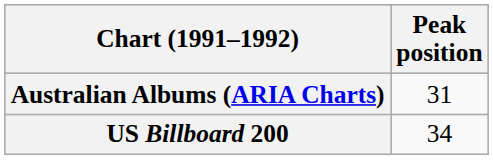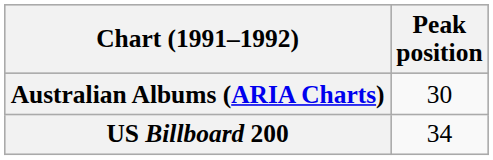(439, 93) 31 -> (439, 93) 30
